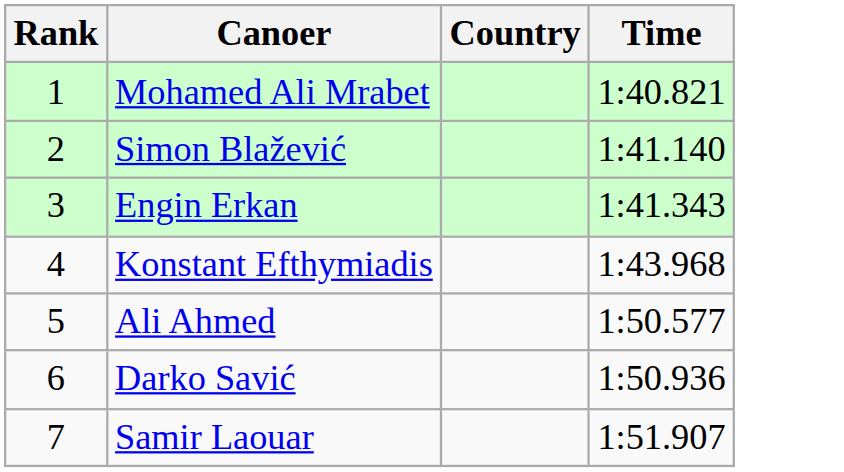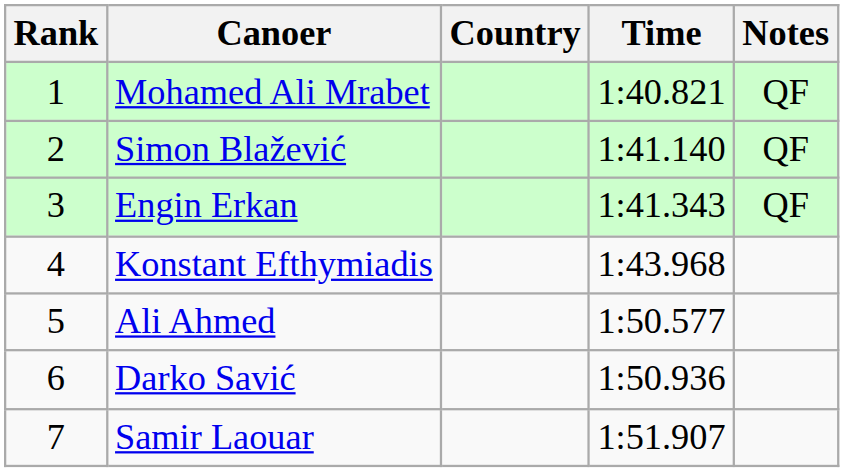+ column: (786, 33)
